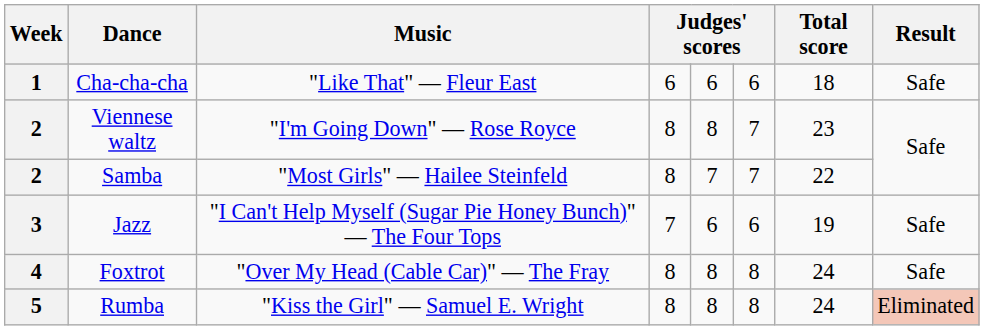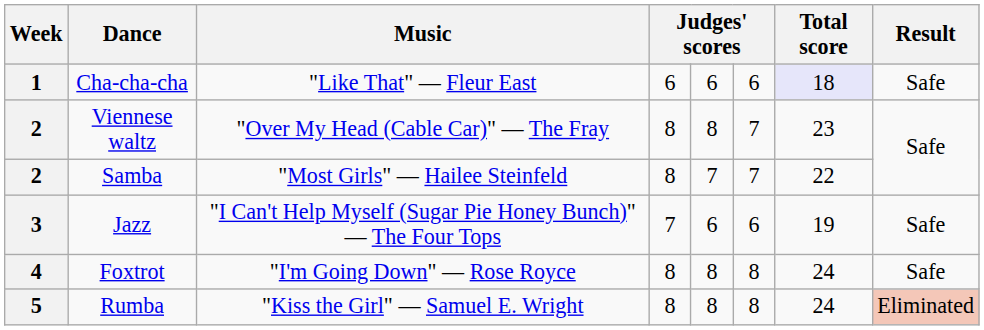(824, 81) no background -> (824, 81) lavender background
(423, 129) "I'm Going Down" — Rose Royce -> (423, 129) "Over My Head (Cable Car)" — The Fray
(423, 271) "Over My Head (Cable Car)" — The Fray -> (423, 271) "I'm Going Down" — Rose Royce
